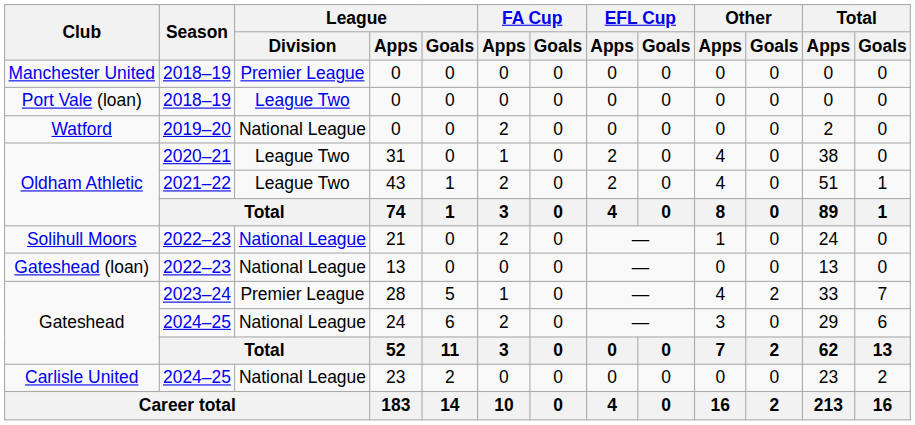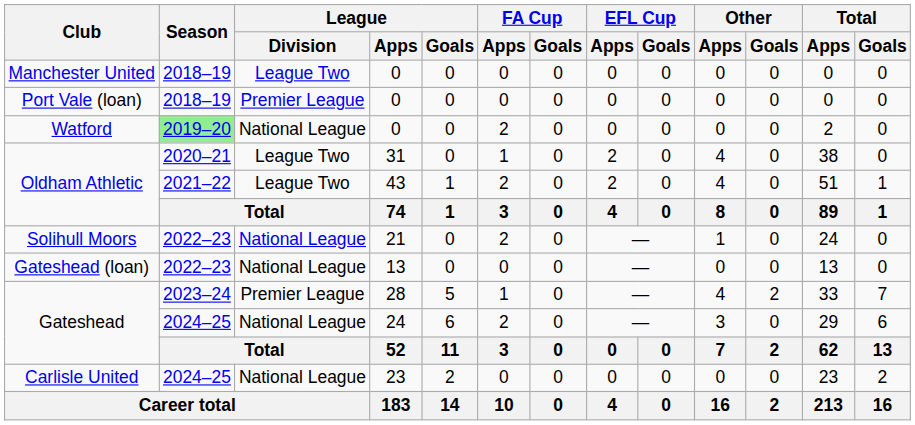(302, 73) Premier League -> (302, 73) League Two
(302, 101) League Two -> (302, 101) Premier League
(197, 128) no background -> (197, 128) lightgreen background
